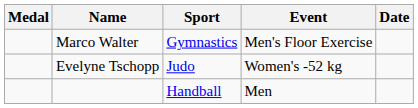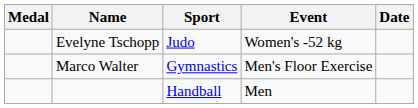rows swapped: (108, 66) <-> (97, 41)
